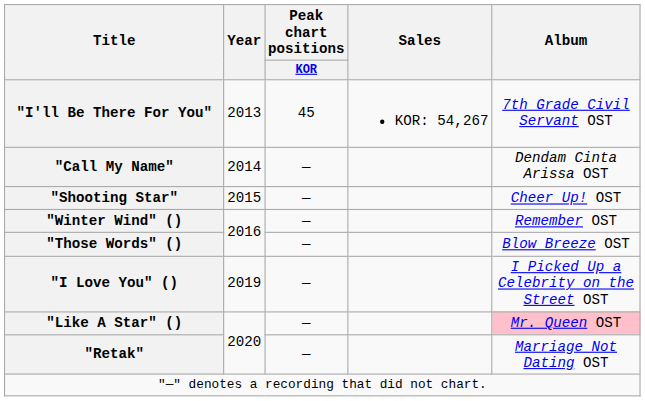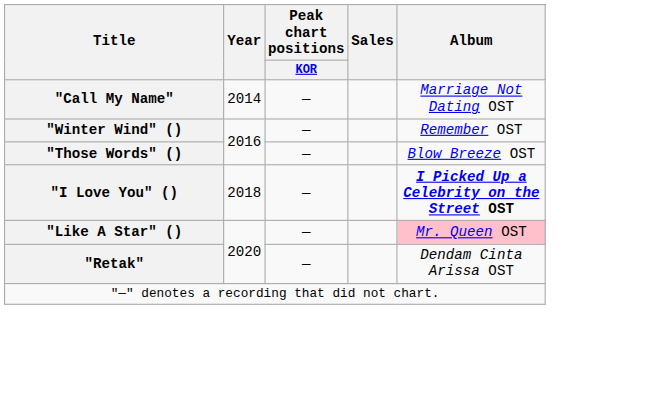- row: (114, 113)
(566, 167) Dendam Cinta Arissa OST -> (471, 99) Marriage Not Dating OST
- row: (114, 198)
(244, 284) 2019 -> (244, 193) 2018
(566, 284) normal -> (471, 193) bold
(566, 354) Marriage Not Dating OST -> (471, 264) Dendam Cinta Arissa OST
